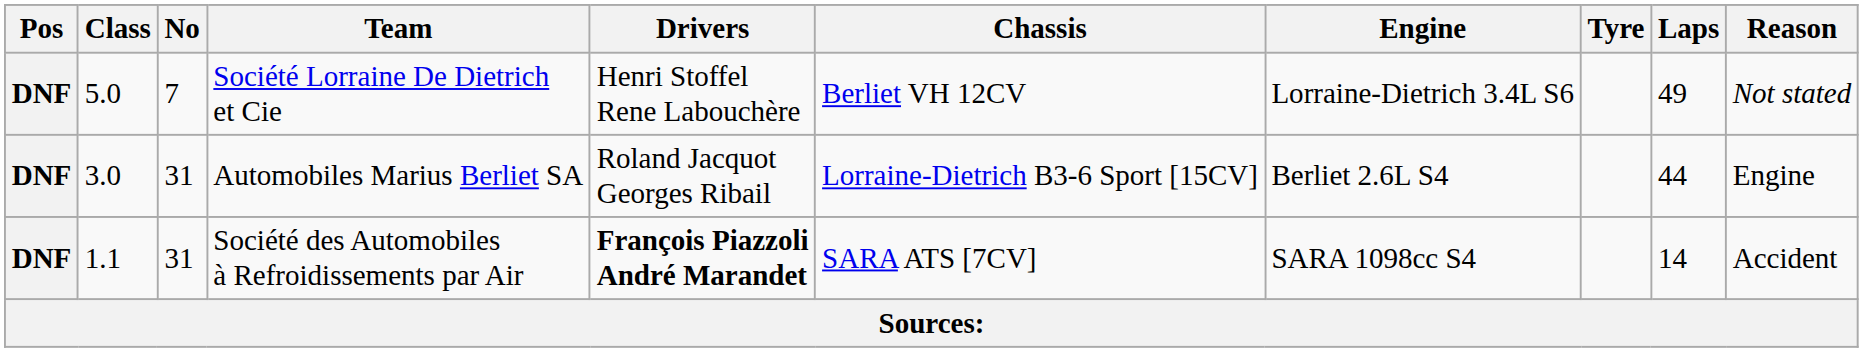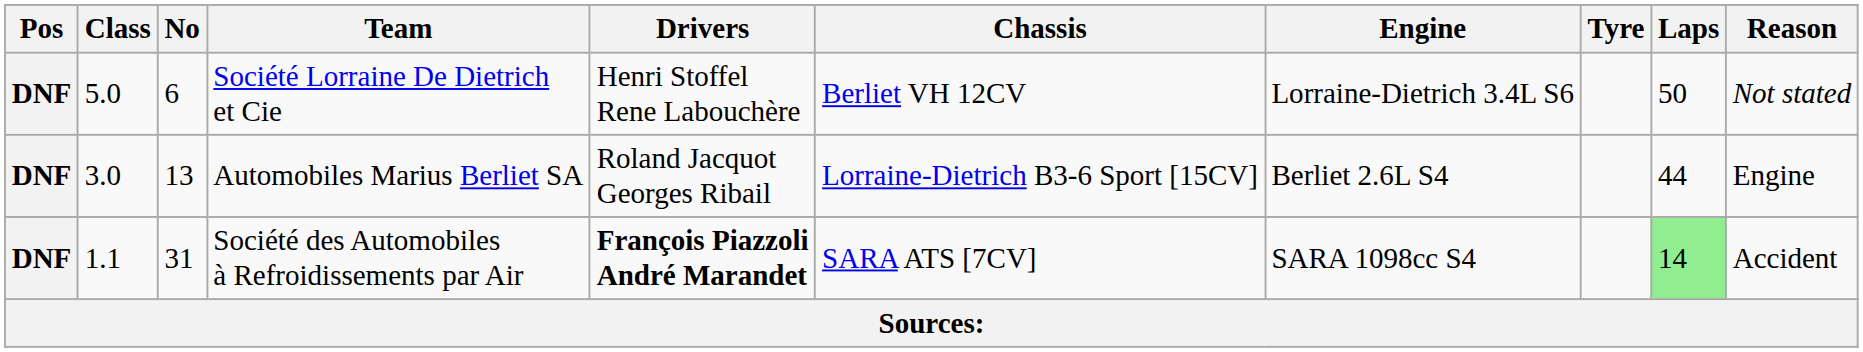(172, 93) 7 -> (172, 93) 6
(1672, 93) 49 -> (1672, 93) 50
(179, 175) 31 -> (179, 175) 13
(1672, 258) no background -> (1672, 258) lightgreen background
